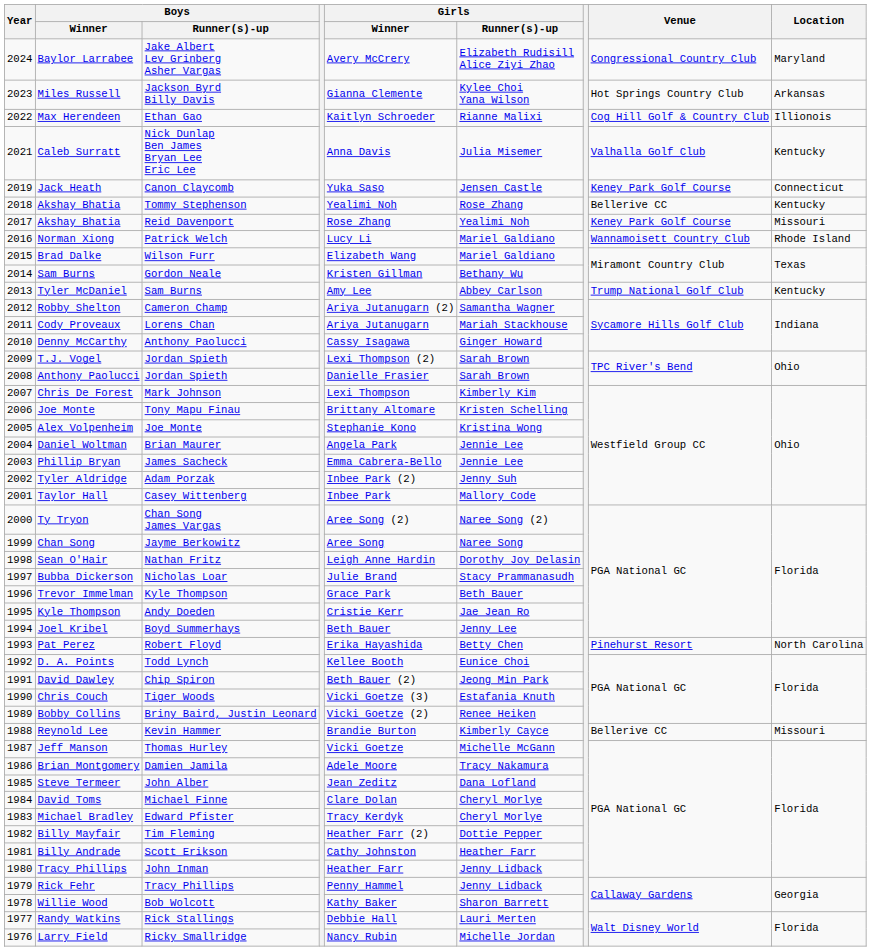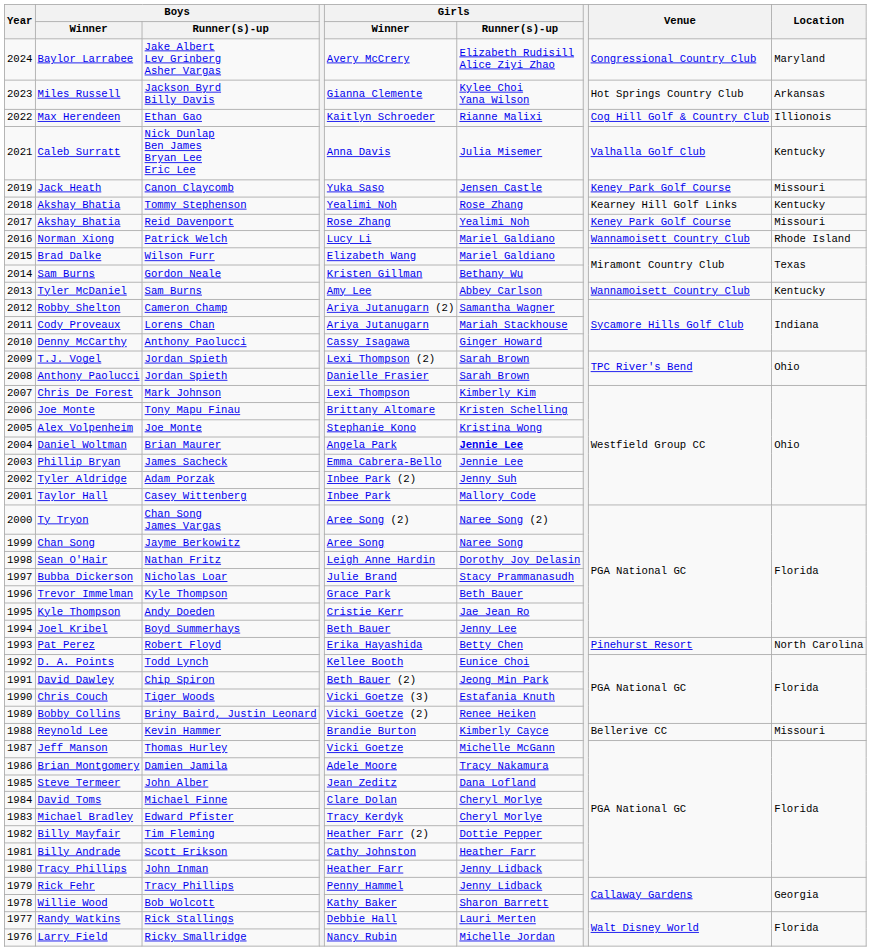(809, 188) Connecticut -> (800, 188) Missouri
(629, 206) Bellerive CC -> (664, 206) Kearney Hill Golf Links
(667, 291) Trump National Golf Club -> (670, 291) Wannamoisett Country Club
(491, 446) normal -> (491, 446) bold
